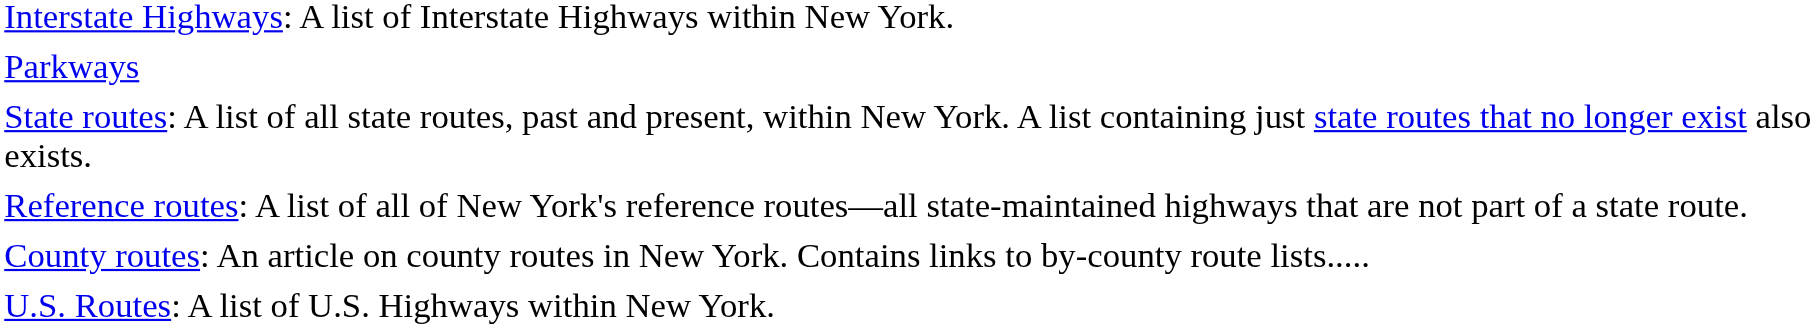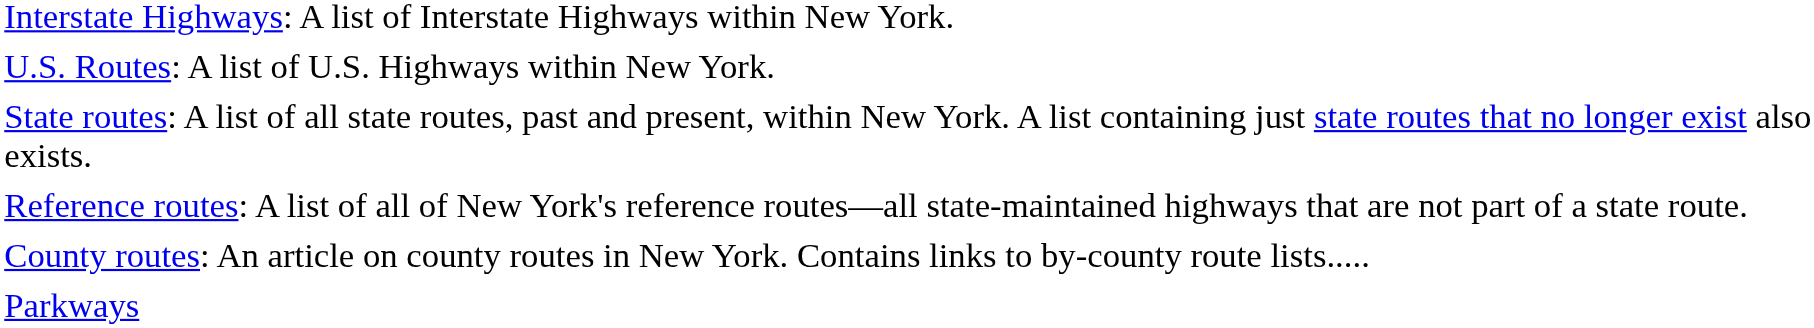rows swapped: (390, 305) <-> (72, 66)
